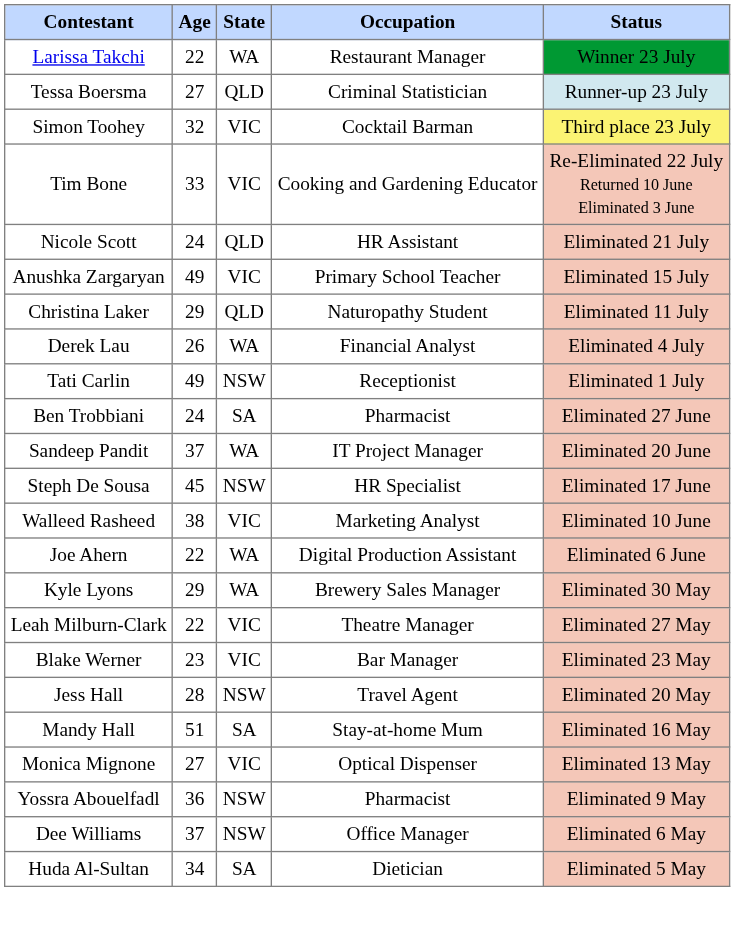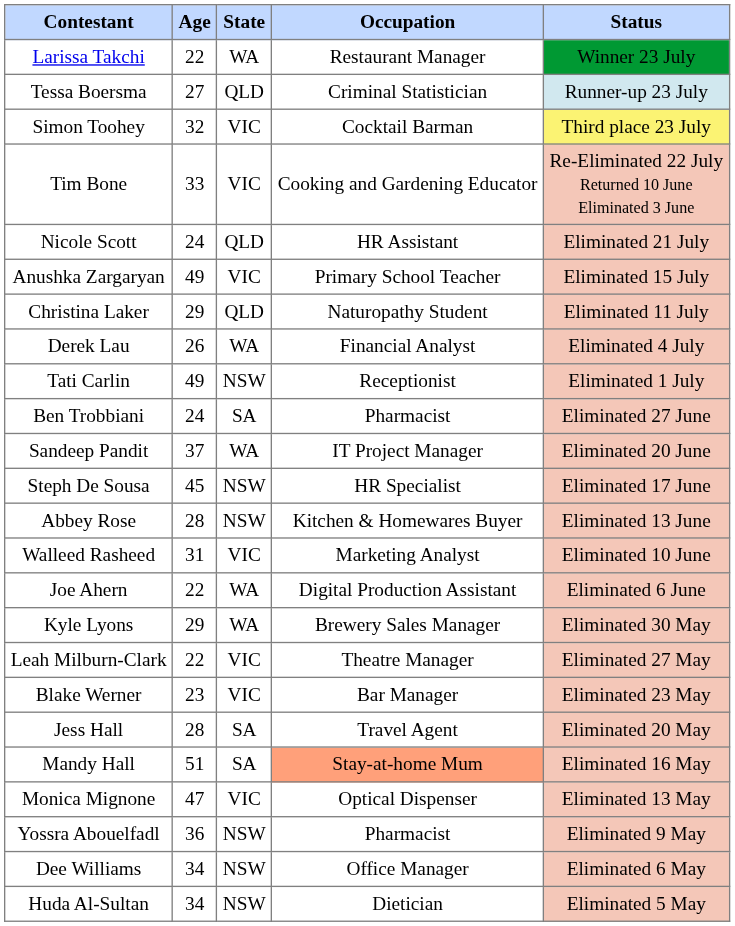+ row: (89, 520)
(195, 520) 38 -> (195, 555) 31
(244, 694) NSW -> (244, 729) SA
(408, 729) no background -> (408, 764) lightsalmon background
(195, 764) 27 -> (195, 799) 47
(195, 833) 37 -> (195, 868) 34
(244, 868) SA -> (244, 903) NSW
